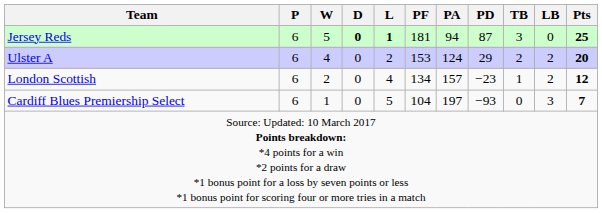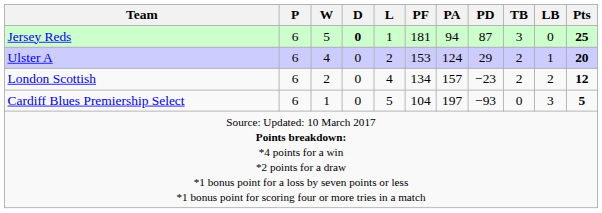(389, 36) bold -> (389, 36) normal
(550, 57) 2 -> (550, 57) 1
(519, 79) 1 -> (519, 79) 2
(582, 100) 7 -> (582, 100) 5
